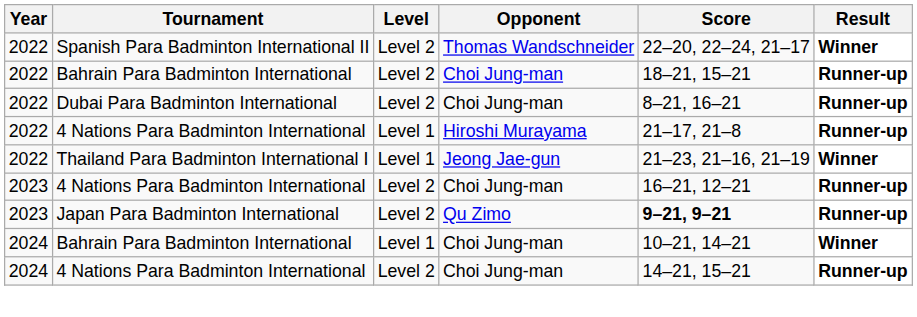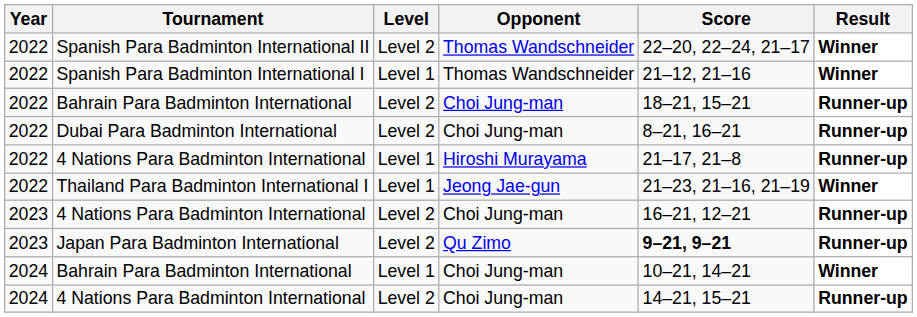+ row: (28, 75)
